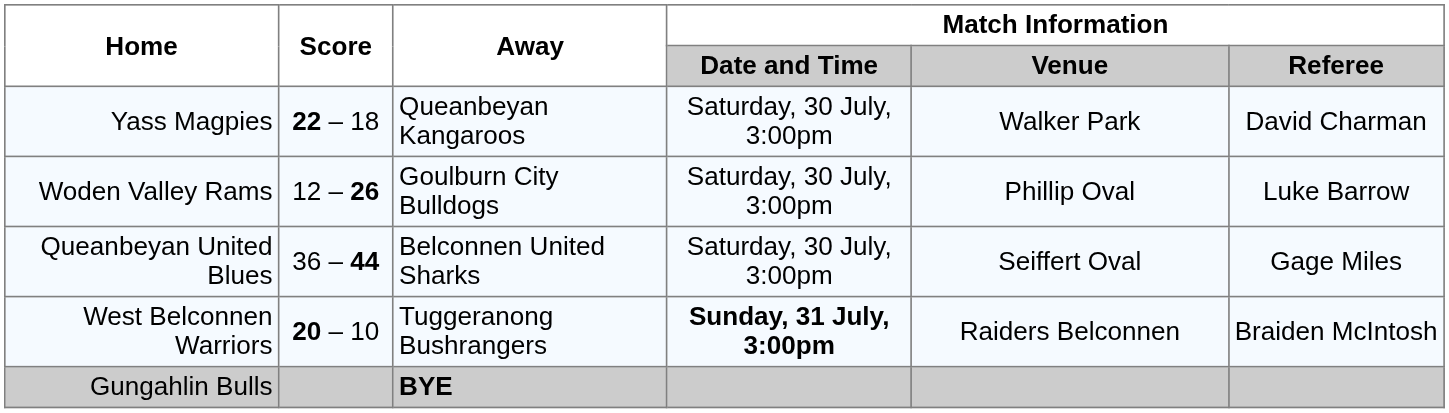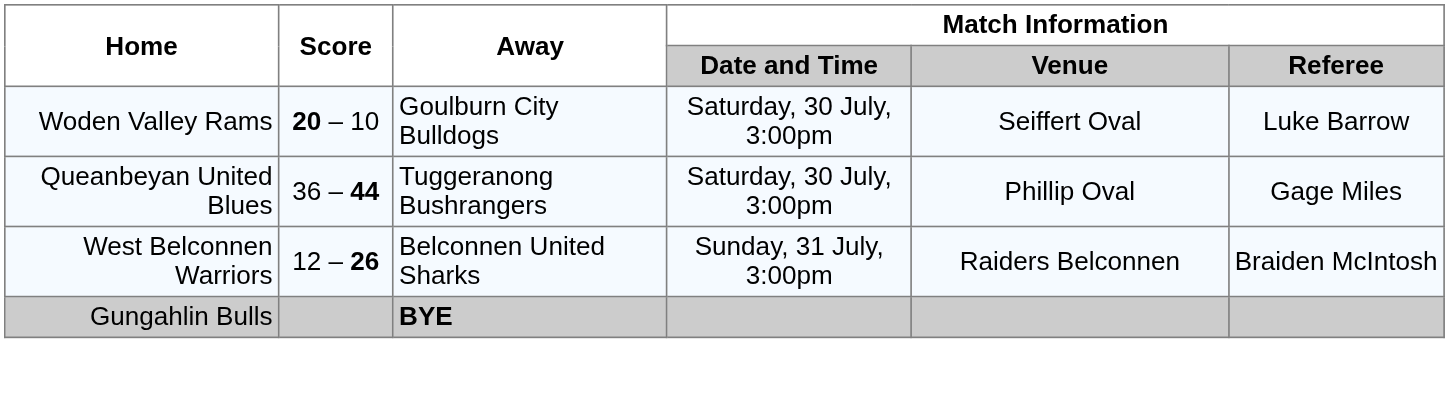- row: (192, 121)
(336, 191) 12 – 26 -> (336, 121) 20 – 10
(1070, 191) Phillip Oval -> (1070, 121) Seiffert Oval
(502, 261) Belconnen United Sharks -> (476, 191) Tuggeranong Bushrangers
(1070, 261) Seiffert Oval -> (1070, 191) Phillip Oval
(336, 331) 20 – 10 -> (336, 261) 12 – 26
(476, 331) Tuggeranong Bushrangers -> (502, 261) Belconnen United Sharks
(789, 331) bold -> (789, 261) normal
